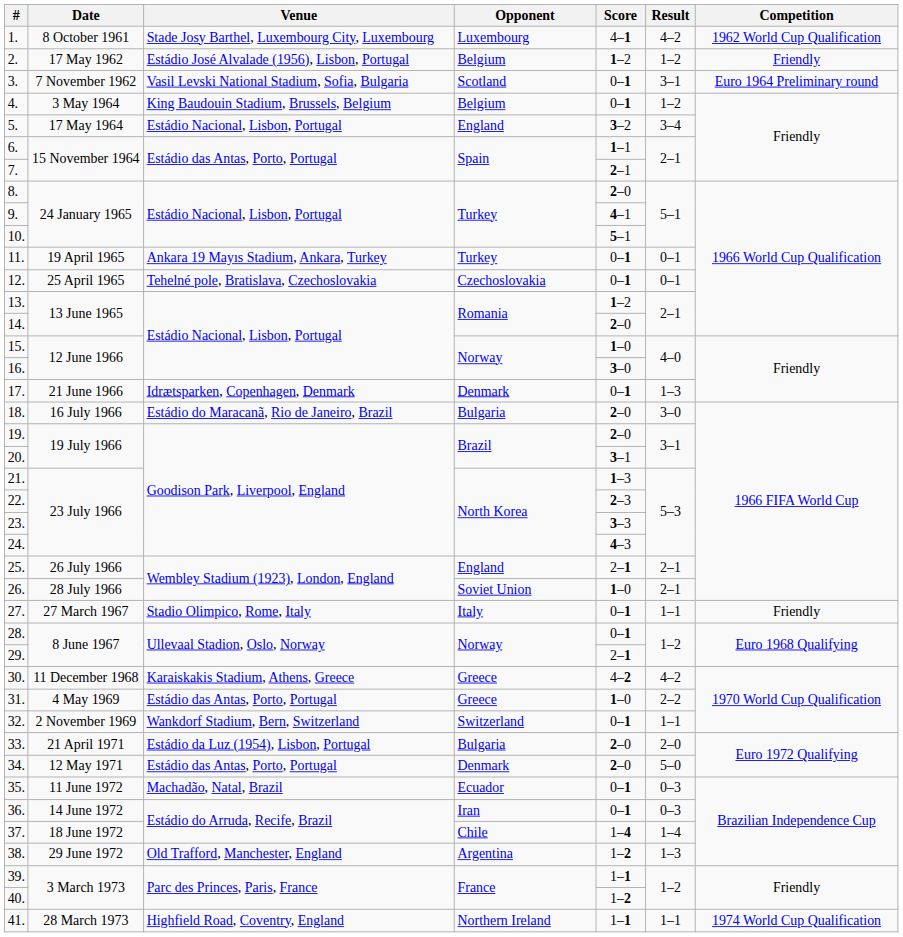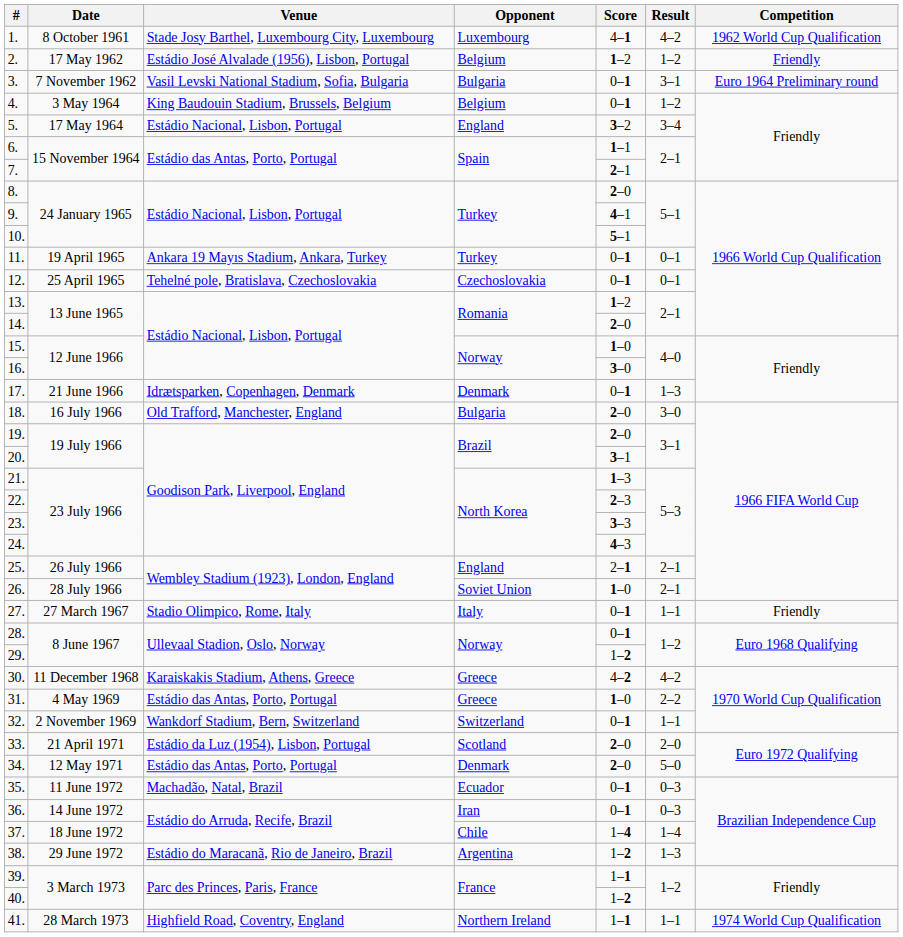(482, 81) Scotland -> (482, 81) Bulgaria
(270, 412) Estádio do Maracanã, Rio de Janeiro, Brazil -> (244, 412) Old Trafford, Manchester, England
(621, 655) 2–1 -> (621, 655) 1–2
(482, 744) Bulgaria -> (482, 744) Scotland
(244, 854) Old Trafford, Manchester, England -> (270, 854) Estádio do Maracanã, Rio de Janeiro, Brazil
